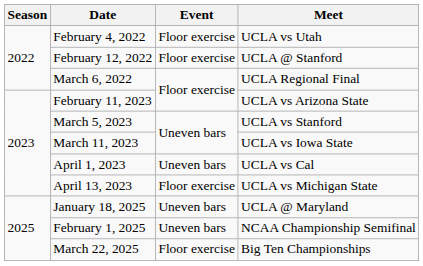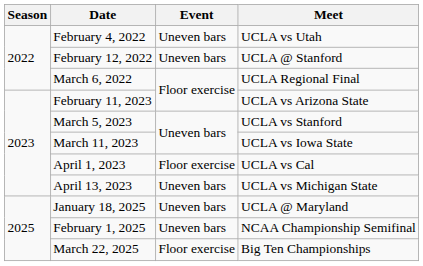(197, 36) Floor exercise -> (192, 36) Uneven bars
(197, 57) Floor exercise -> (192, 57) Uneven bars
(192, 164) Uneven bars -> (197, 164) Floor exercise
(197, 185) Floor exercise -> (192, 185) Uneven bars
